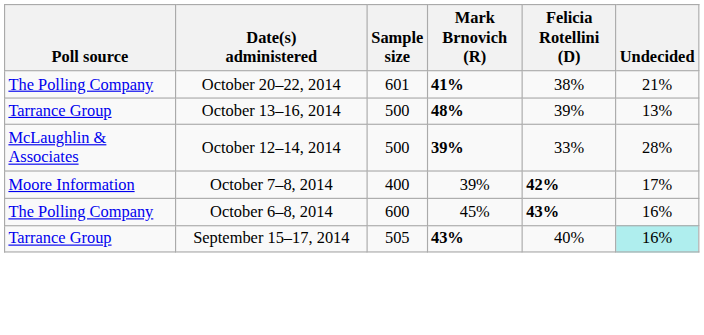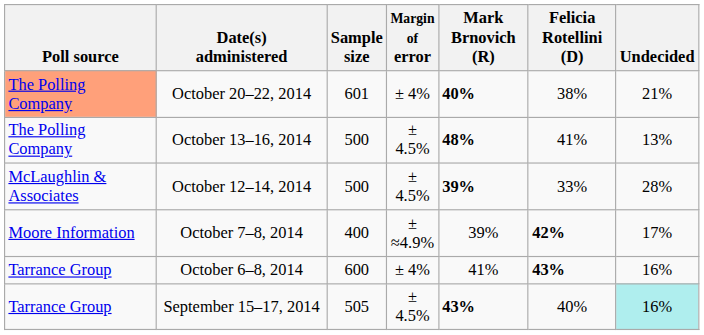+ column: (412, 38)
(81, 84) no background -> (47, 93) lightsalmon background
(447, 84) 41% -> (459, 93) 40%
(60, 111) Tarrance Group -> (47, 140) The Polling Company
(569, 111) 39% -> (572, 140) 41%
(81, 211) The Polling Company -> (60, 270) Tarrance Group
(475, 211) 45% -> (483, 270) 41%
